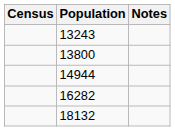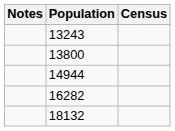columns swapped: (30, 14) <-> (149, 14)
